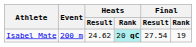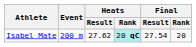(100, 35) 24.62 -> (100, 35) 27.62
(181, 35) 19 -> (181, 35) 20
